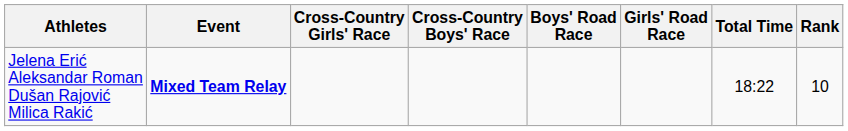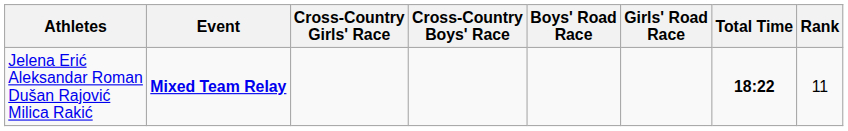(754, 86) normal -> (754, 86) bold
(820, 86) 10 -> (820, 86) 11
